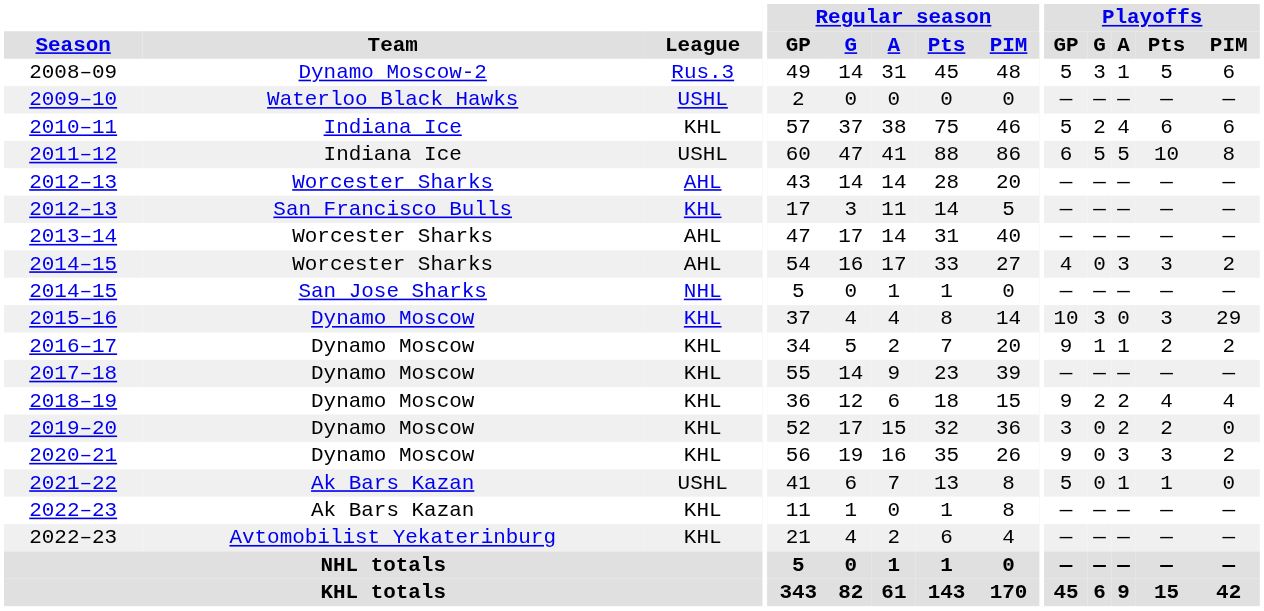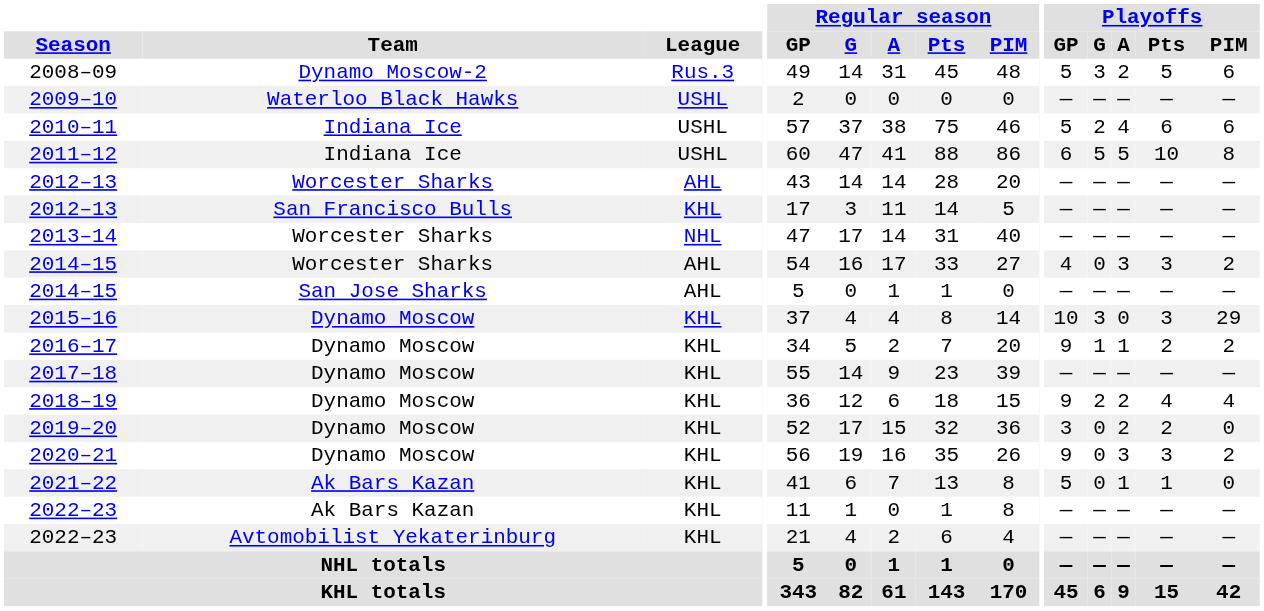(1123, 72) 1 -> (1123, 72) 2
(703, 127) KHL -> (703, 127) USHL
(703, 237) AHL -> (703, 237) NHL
(703, 291) NHL -> (703, 291) AHL
(703, 483) USHL -> (703, 483) KHL
